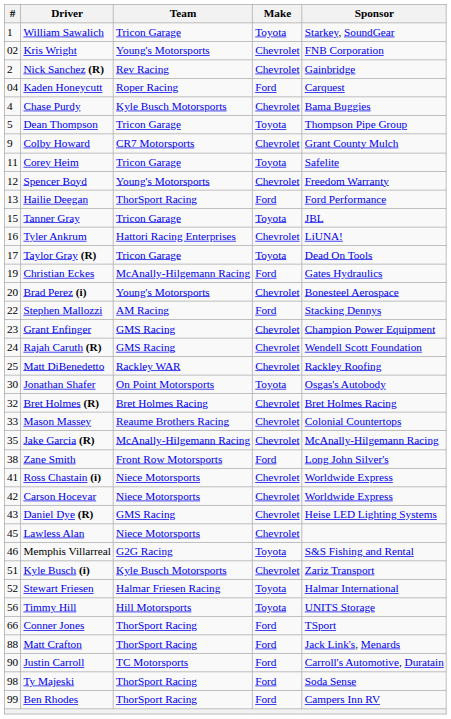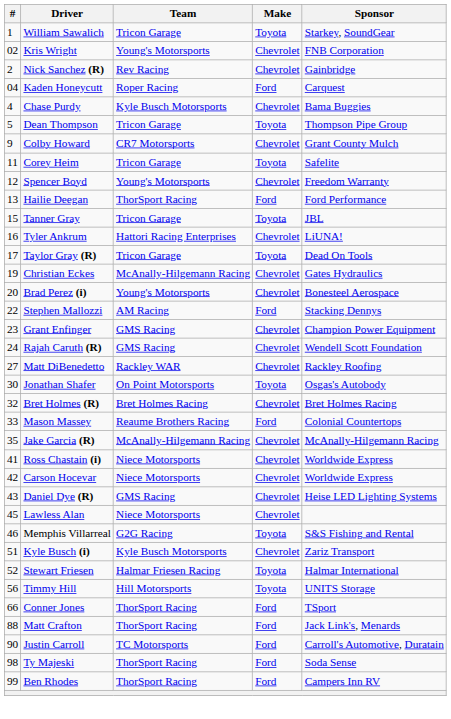(266, 273) Ford -> (277, 273) Chevrolet
(13, 366) 25 -> (13, 366) 27
(277, 421) Chevrolet -> (266, 421) Ford
- row: (50, 459)
